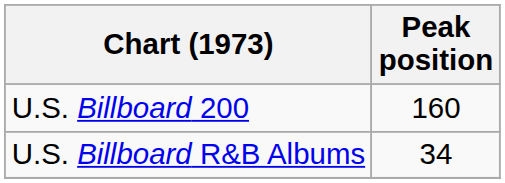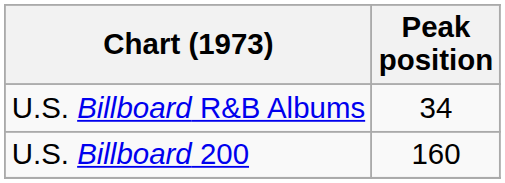rows swapped: (130, 107) <-> (188, 154)
